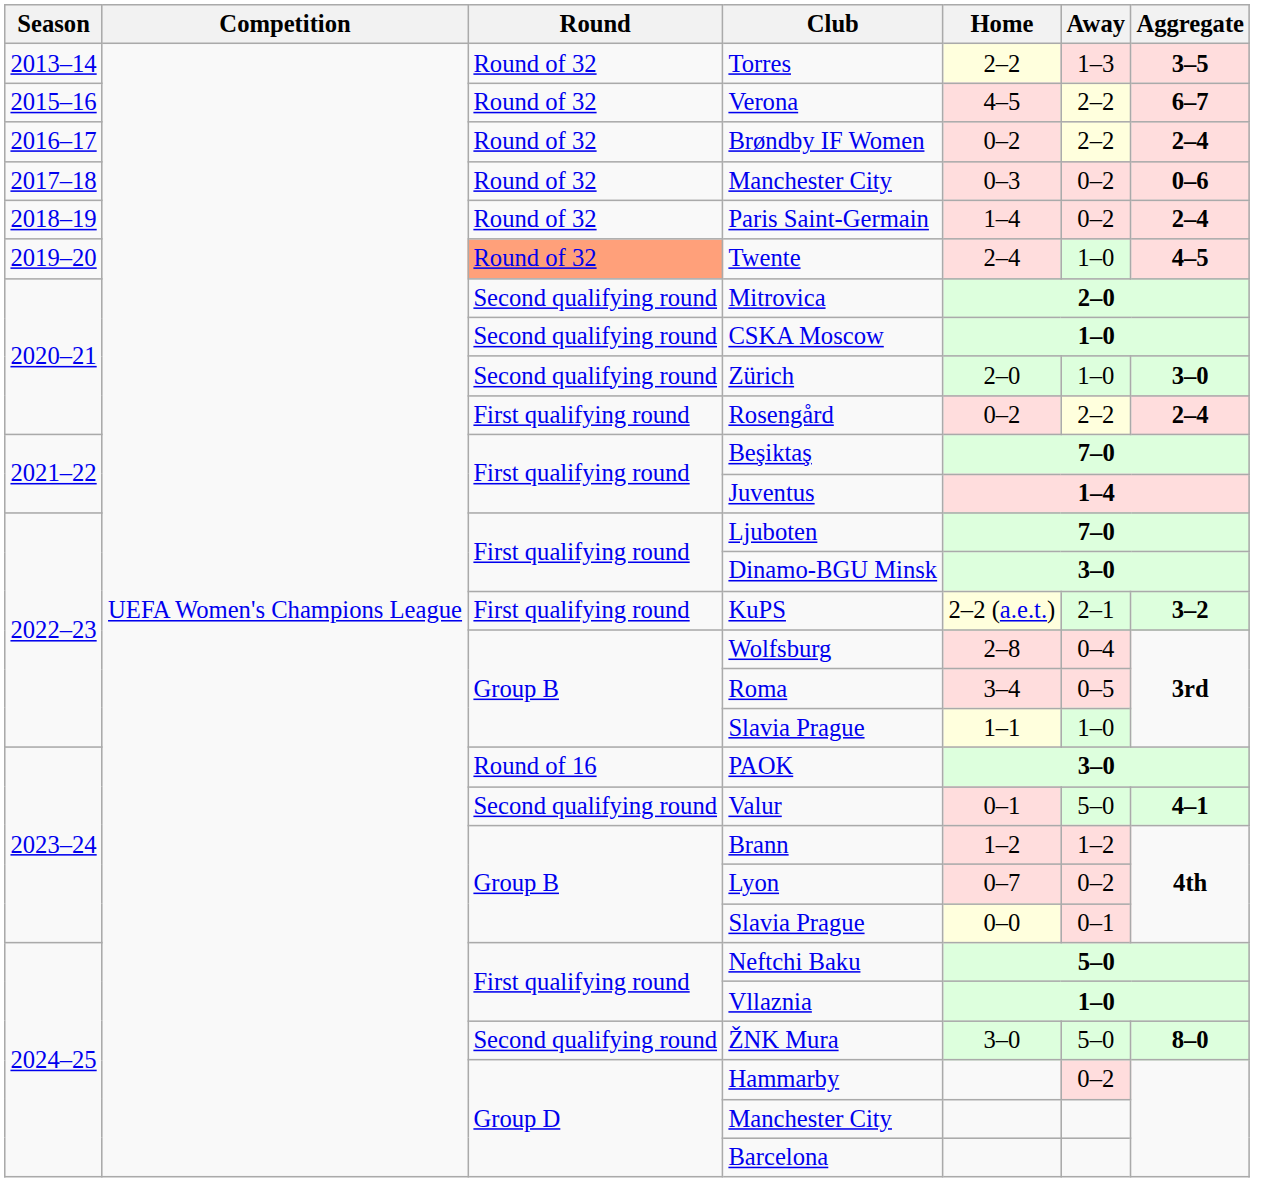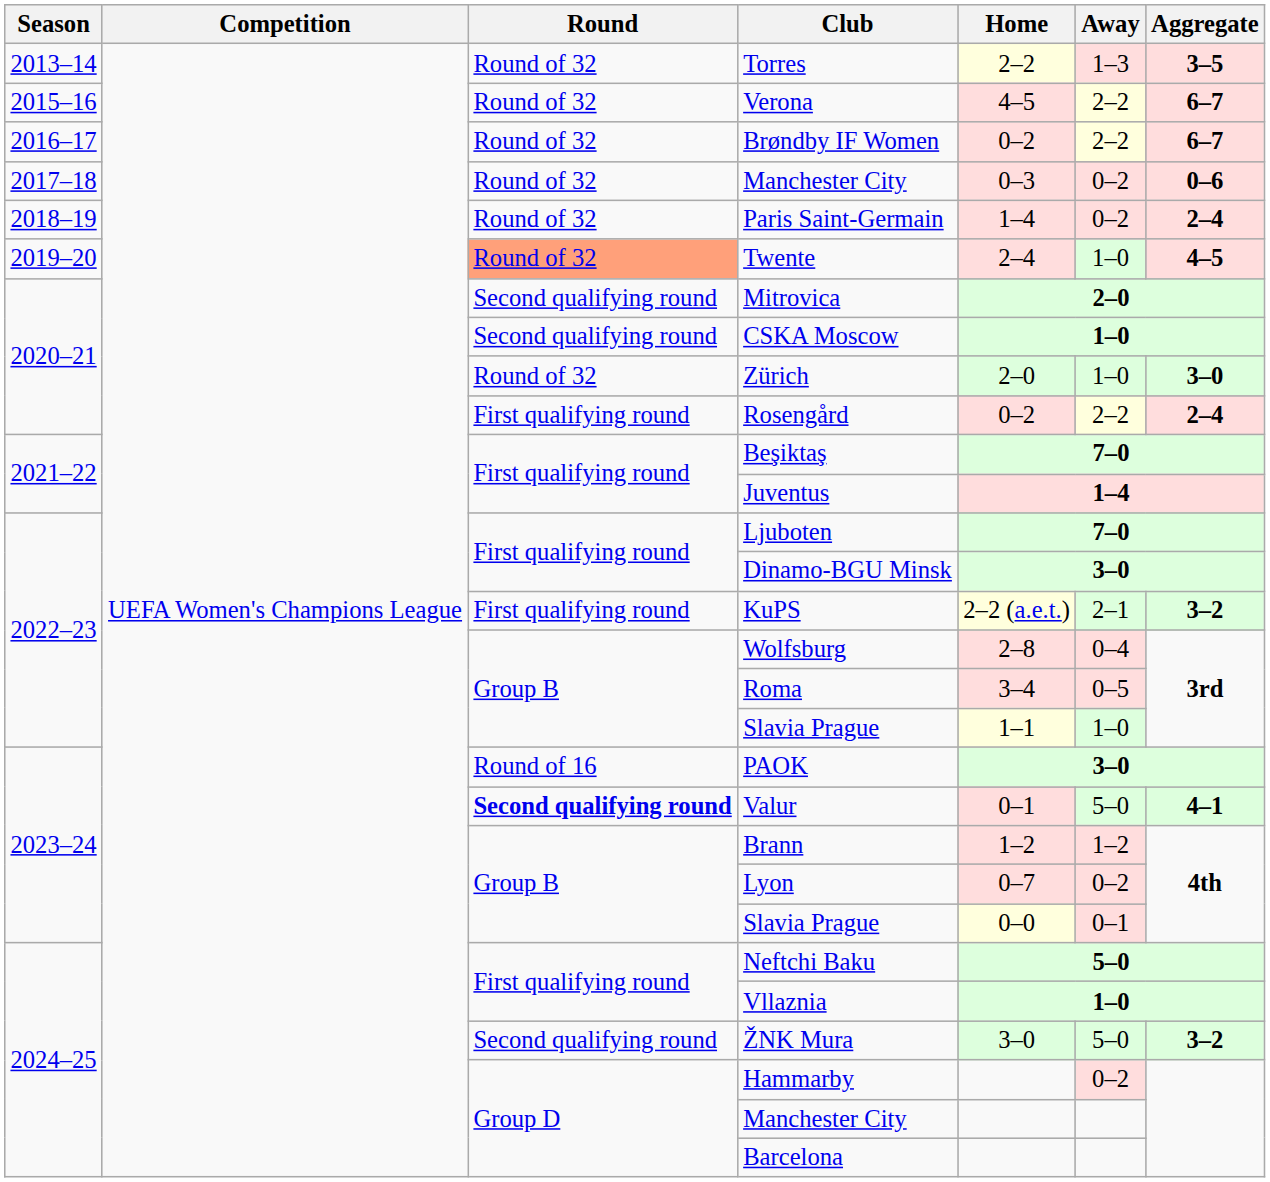(1190, 141) 2–4 -> (1205, 141) 6–7
(595, 375) Second qualifying round -> (535, 375) Round of 32
(595, 805) normal -> (603, 805) bold
(1190, 1040) 8–0 -> (1205, 1040) 3–2
